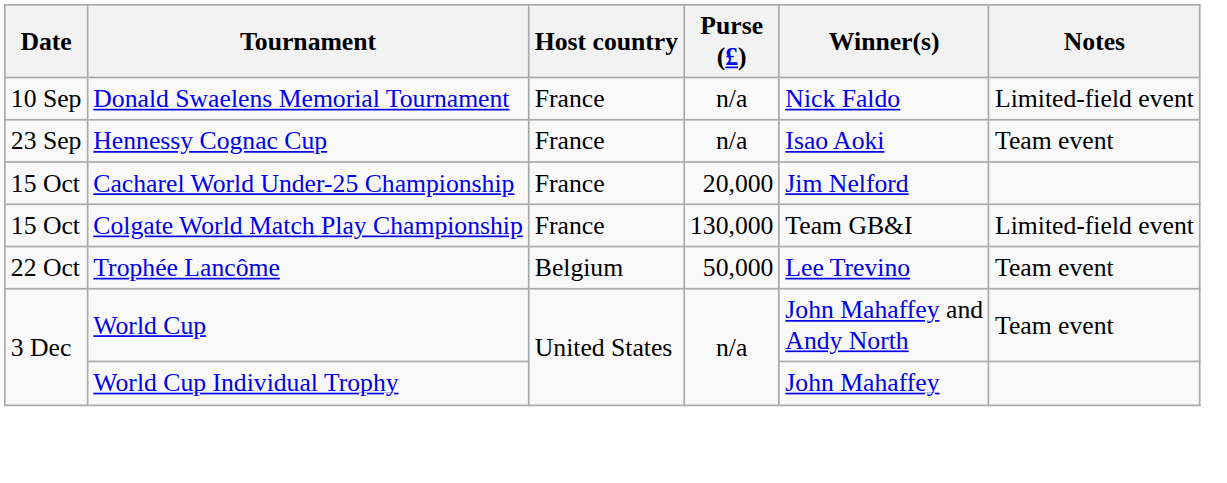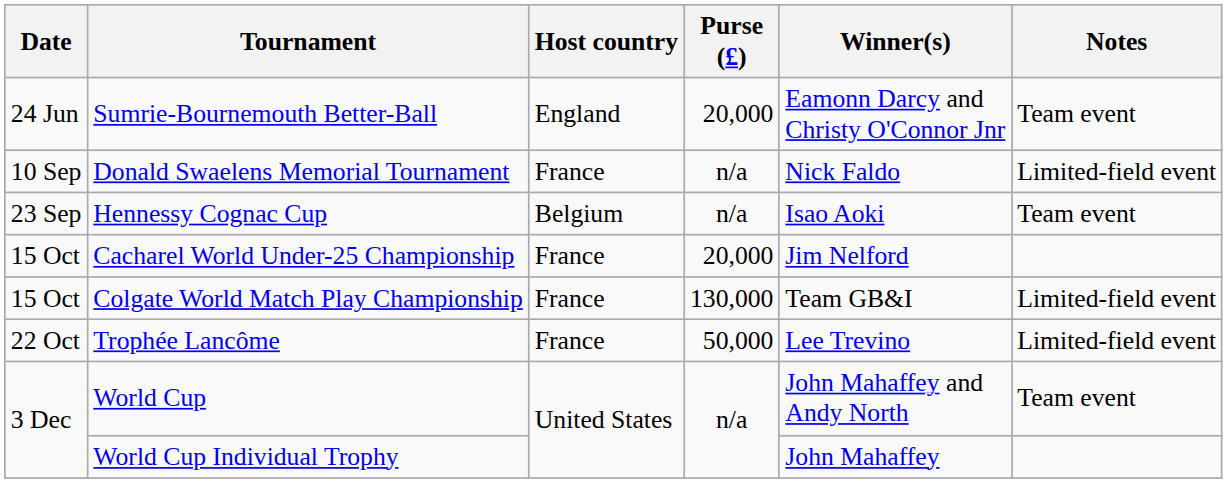+ row: (265, 113)
(570, 140) France -> (579, 213) Belgium
(579, 268) Belgium -> (570, 340) France
(1054, 268) Team event -> (1117, 340) Limited-field event
